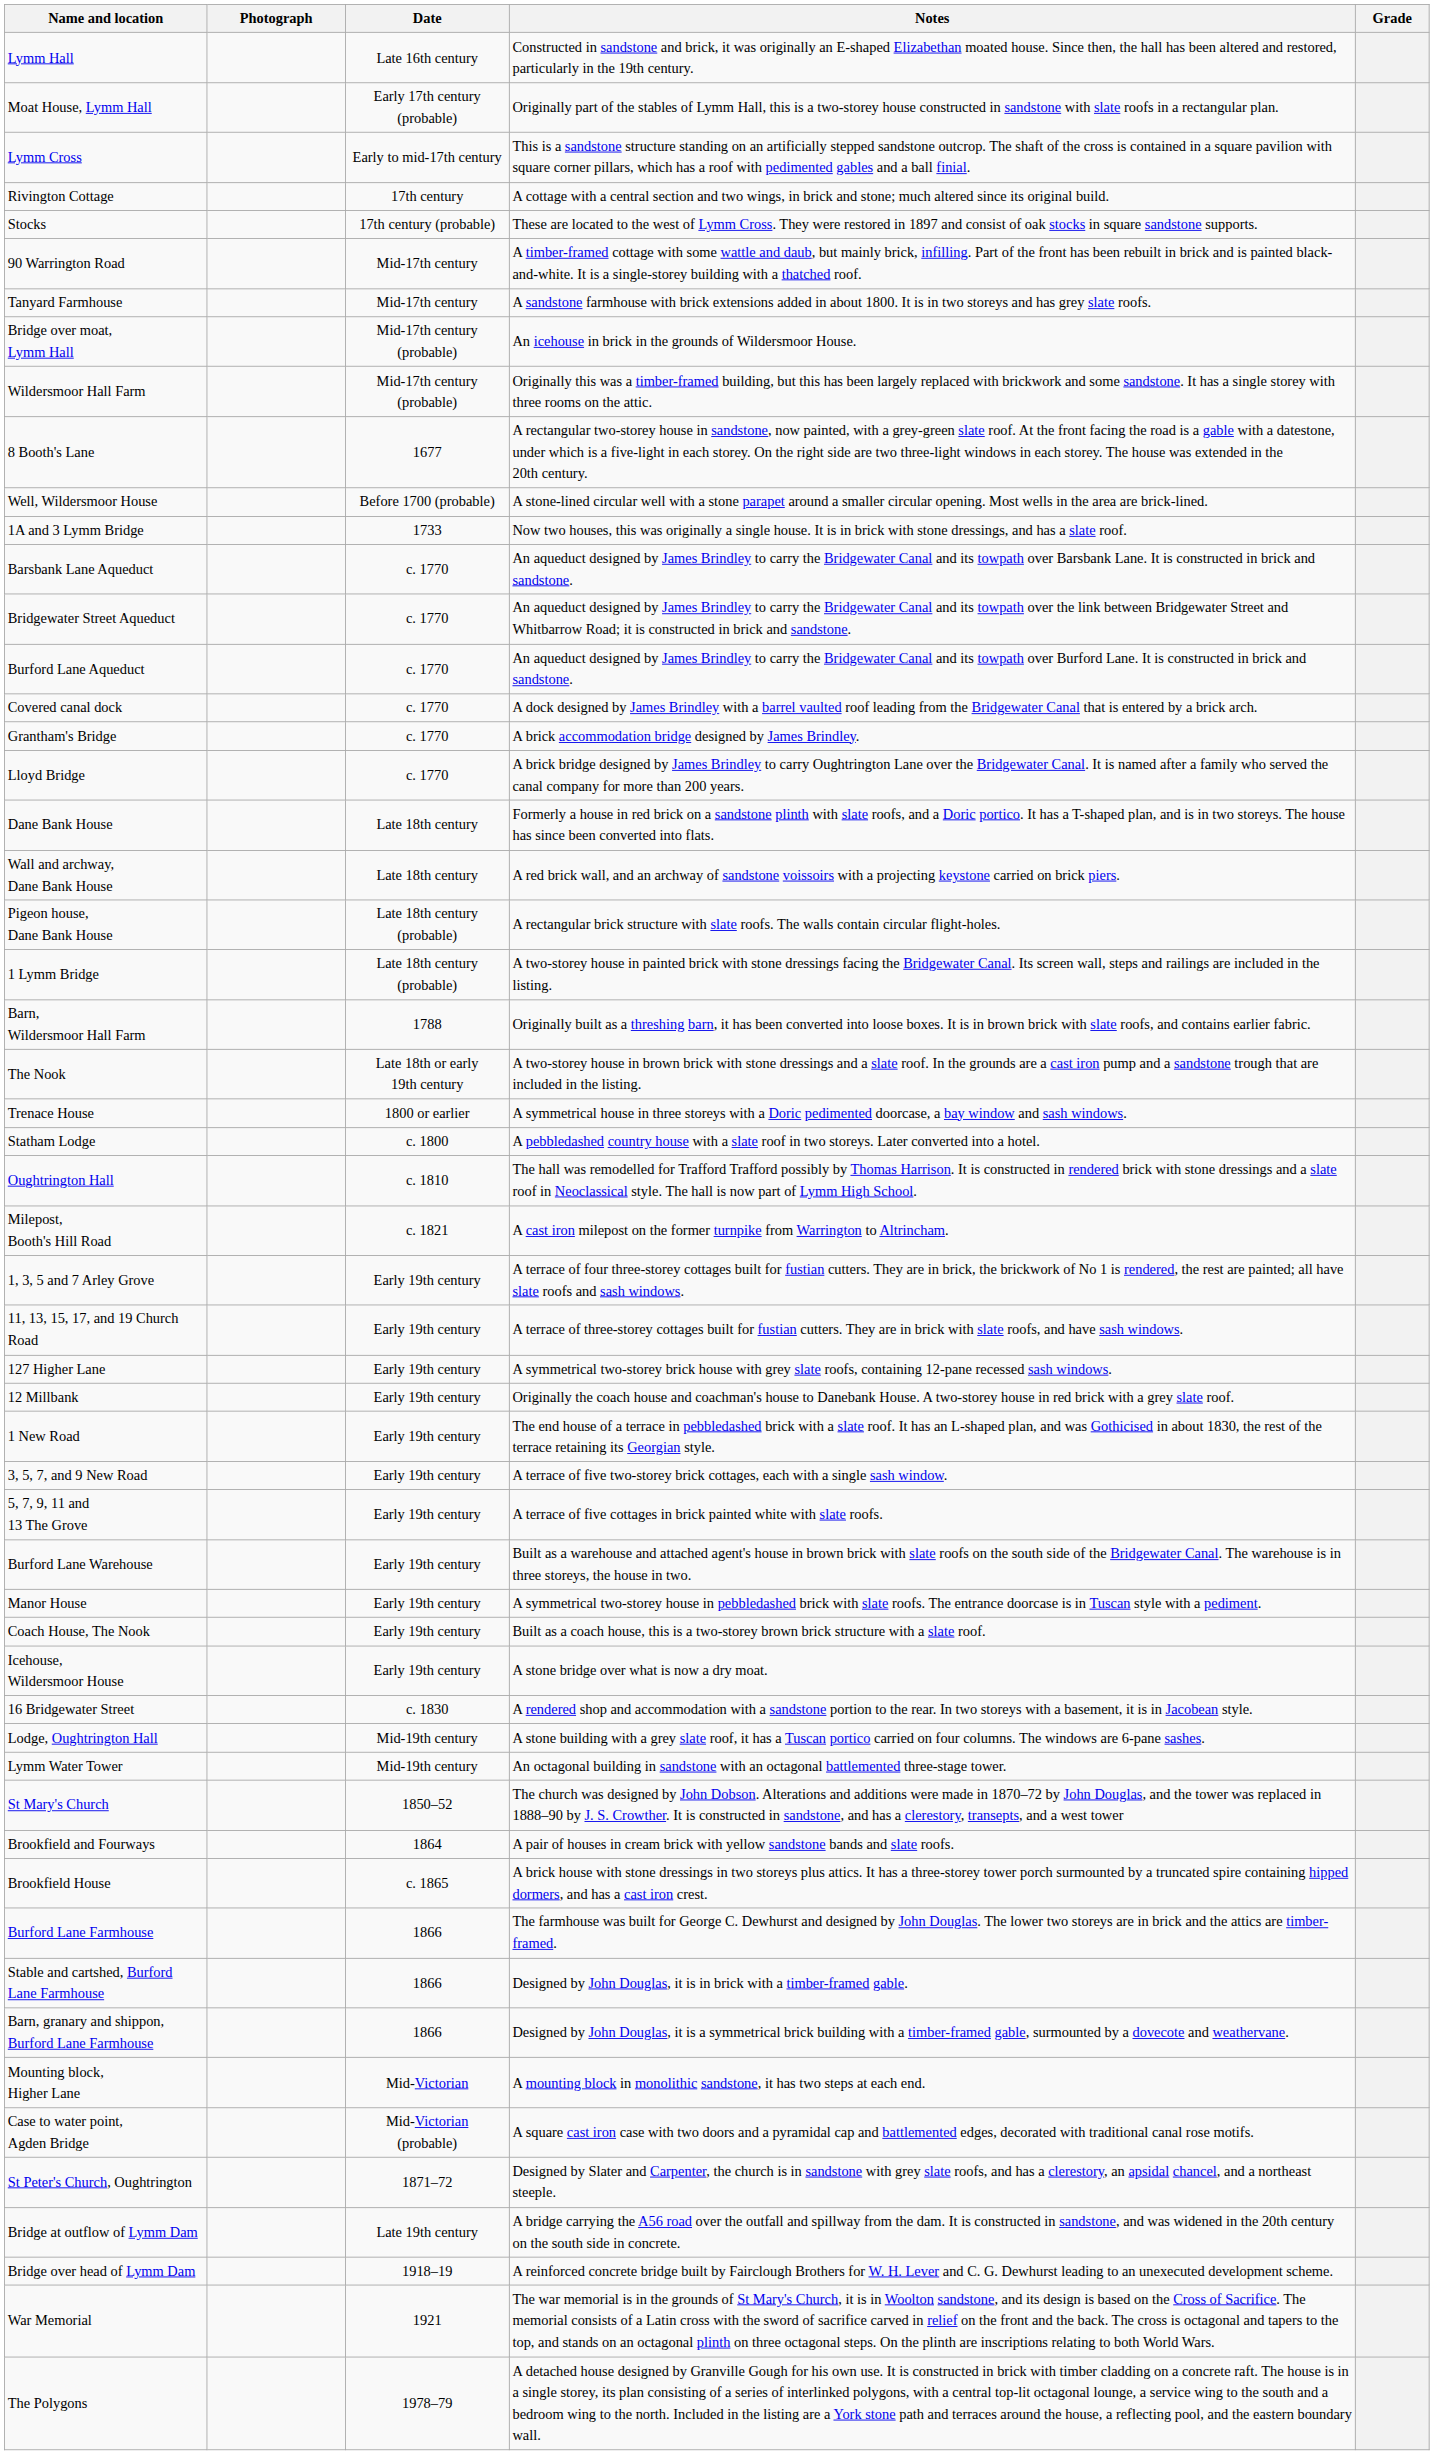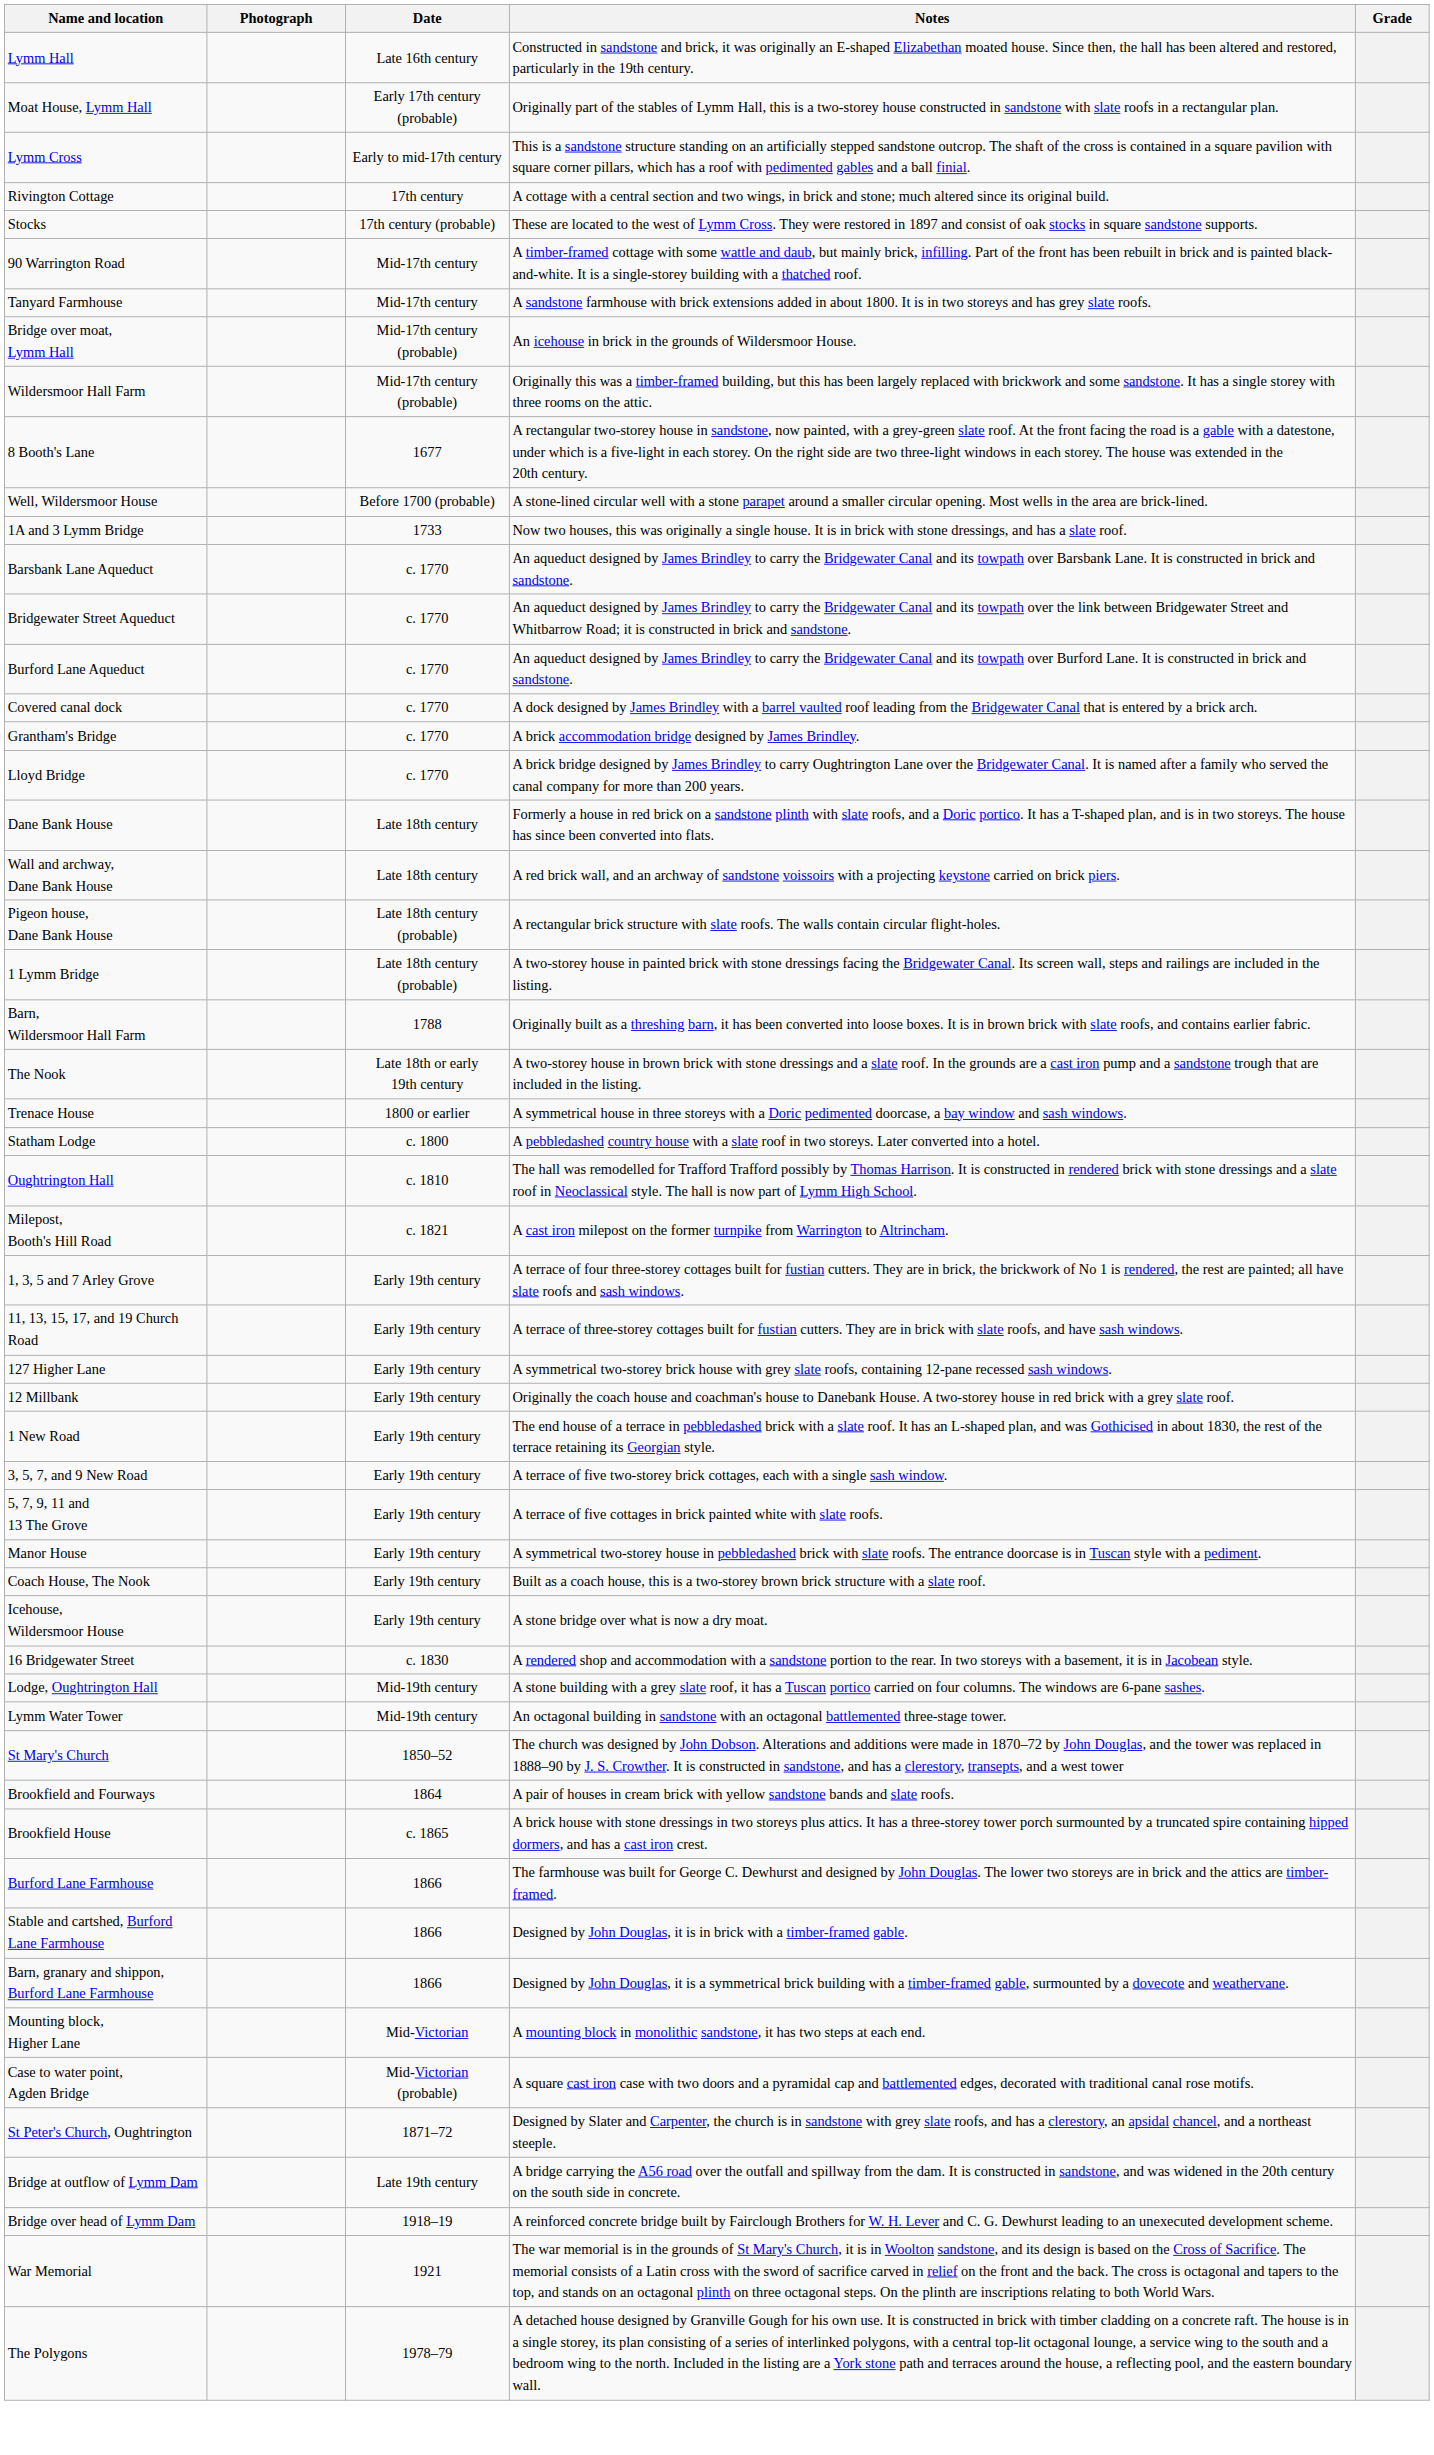- row: (80, 1564)
